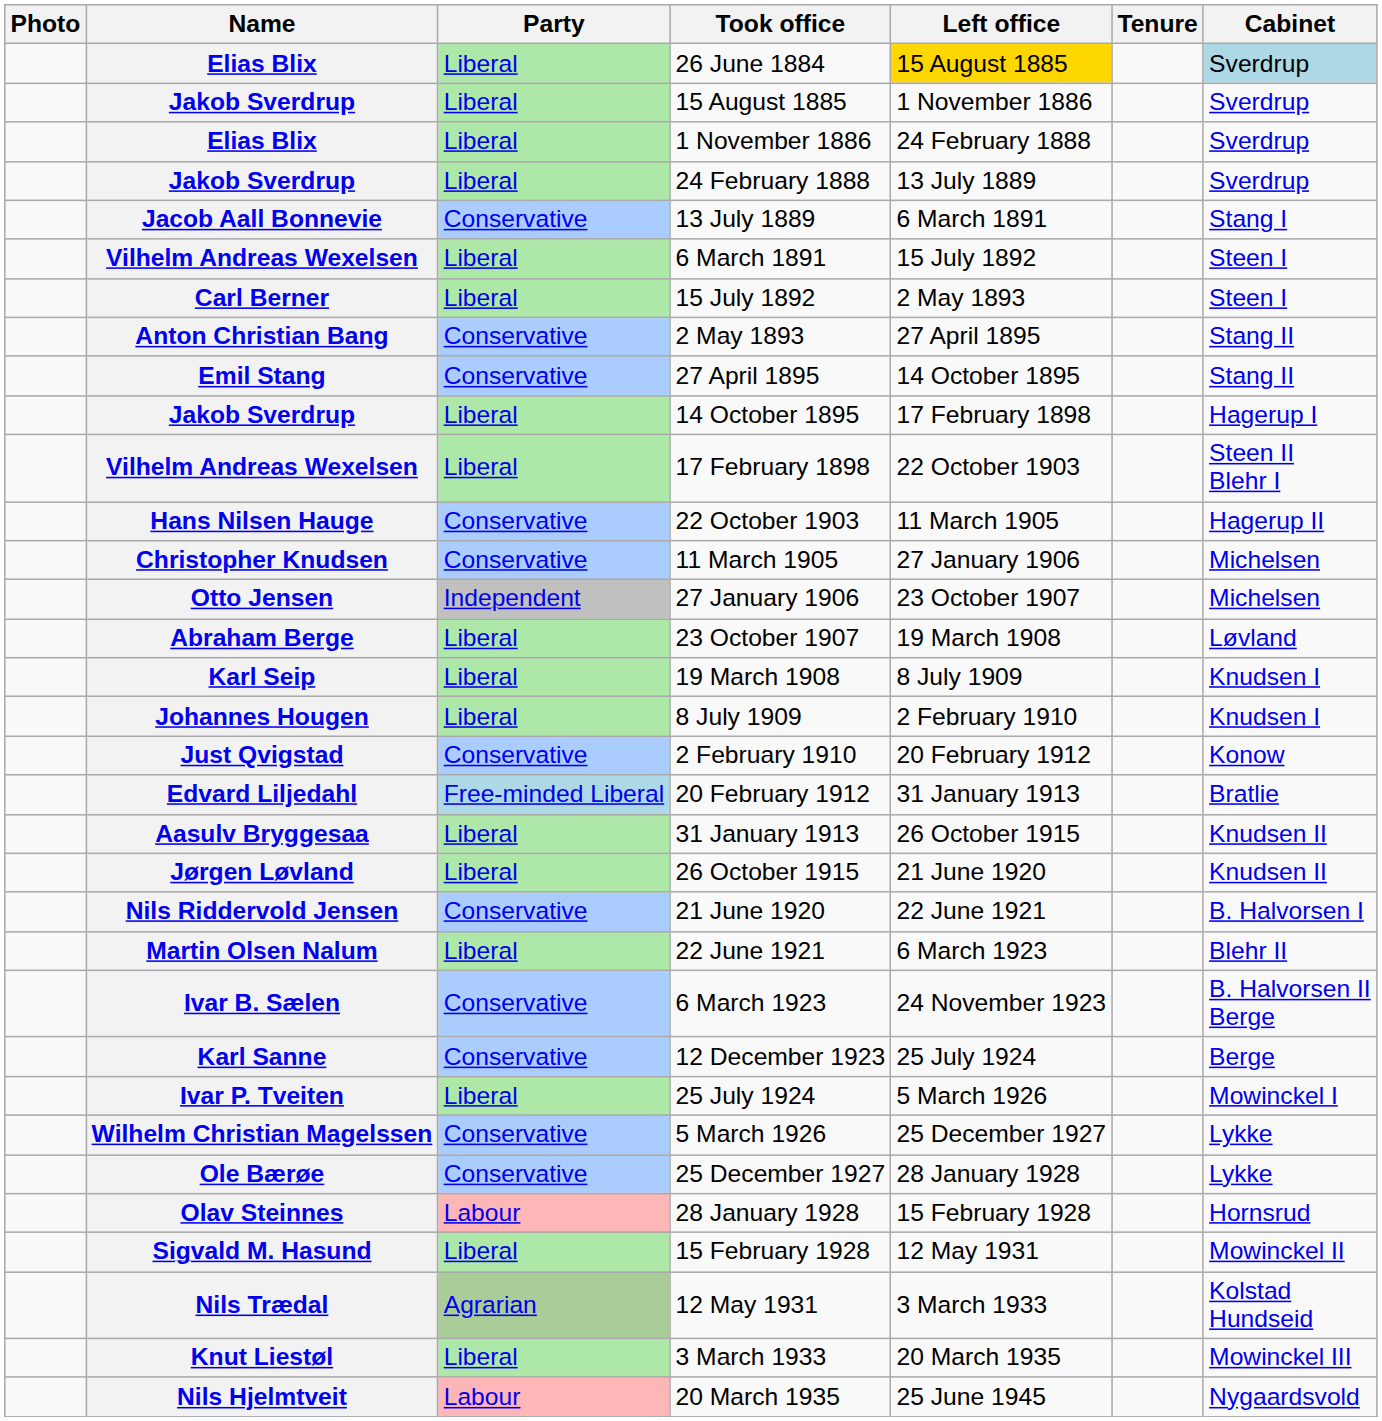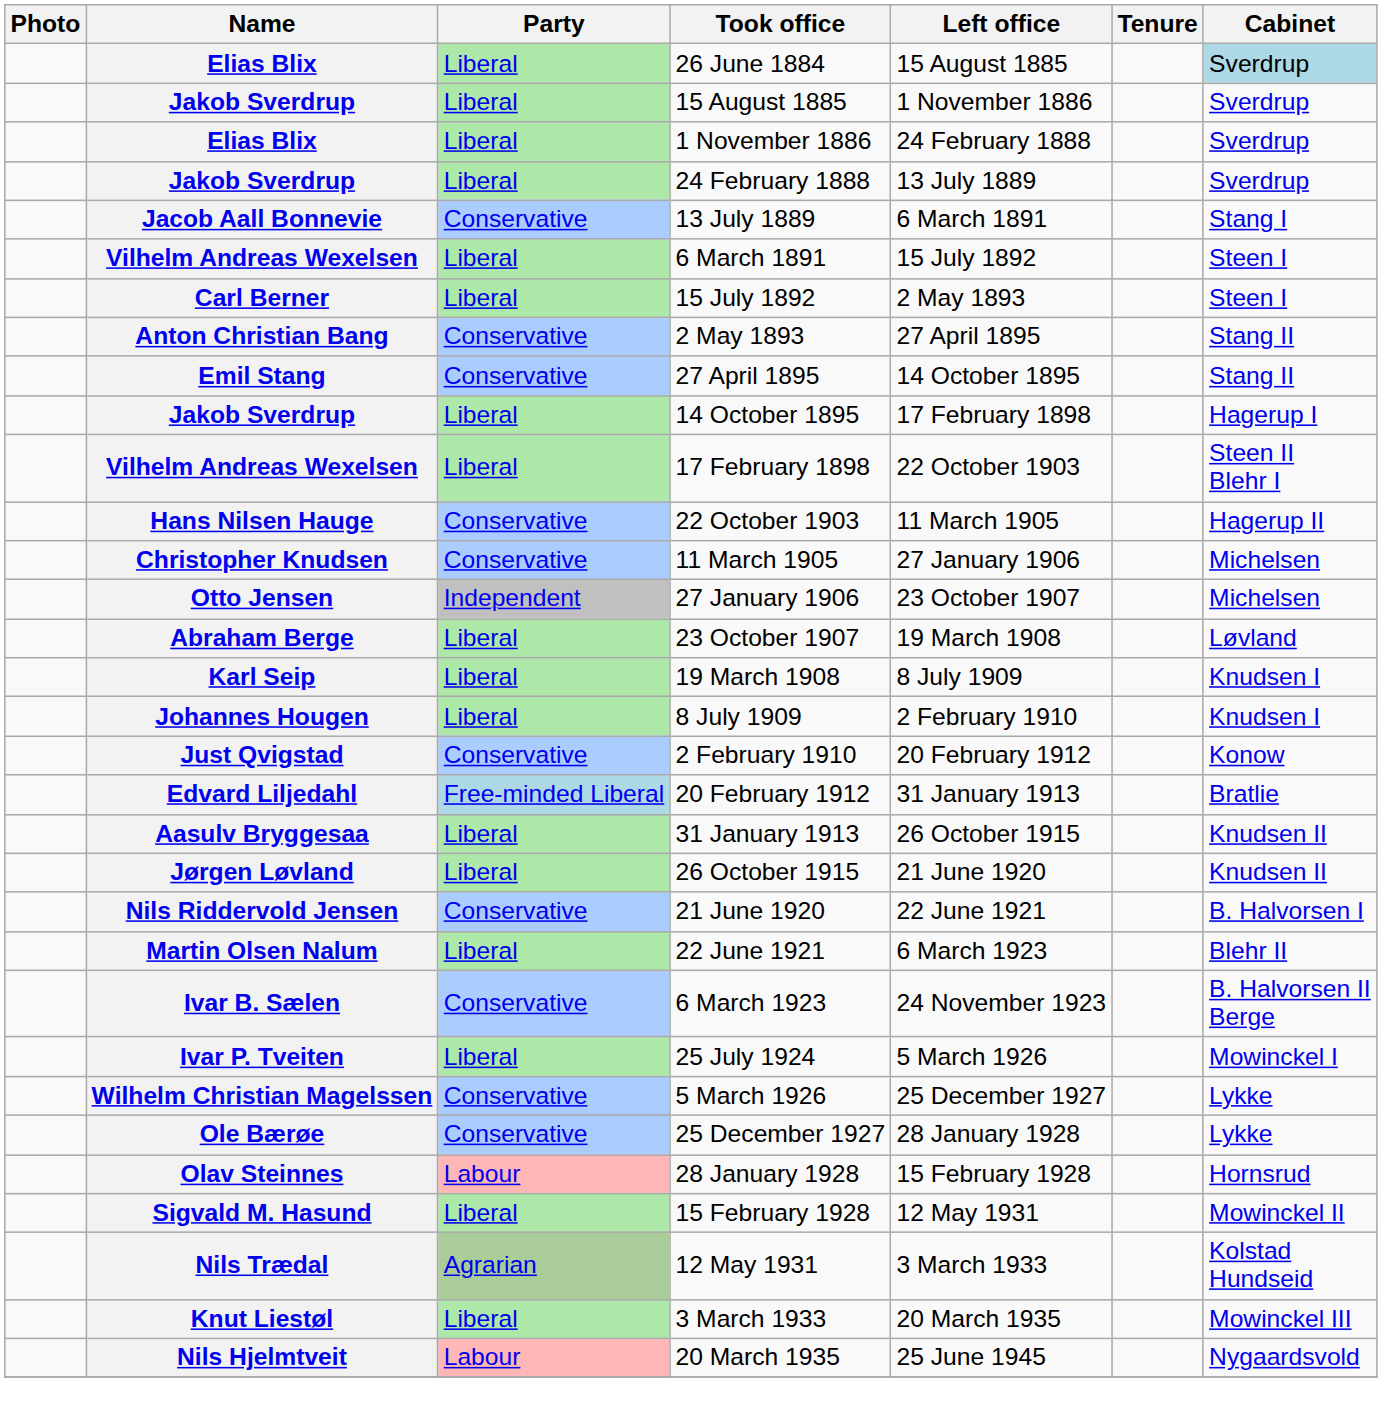(982, 63) gold background -> (982, 63) no background
- row: (780, 1056)
